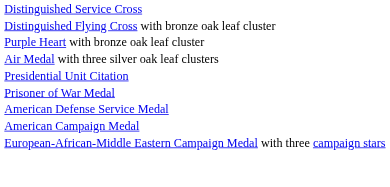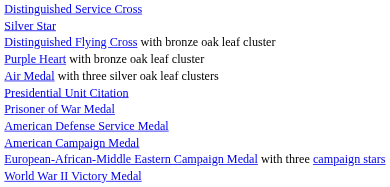+ row: (30, 25)
+ row: (73, 176)
